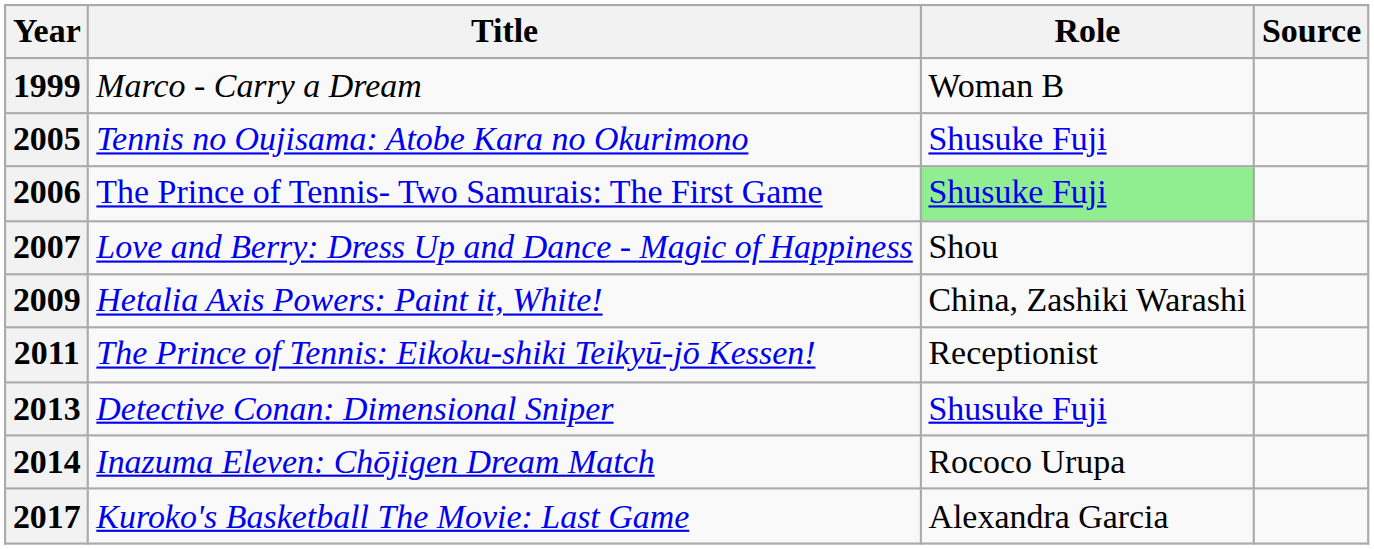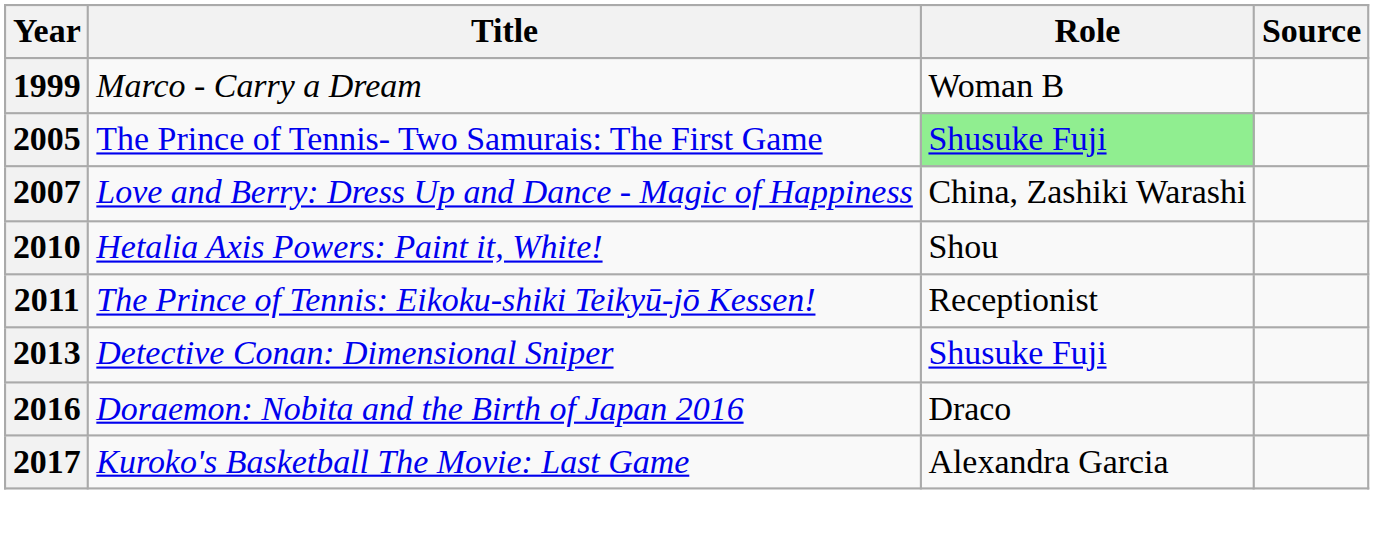- row: (422, 138)
(47, 192) 2006 -> (47, 138) 2005
(963, 246) Shou -> (1087, 192) China, Zashiki Warashi
(47, 300) 2009 -> (47, 246) 2010
(1087, 300) China, Zashiki Warashi -> (963, 246) Shou
- row: (375, 461)
+ row: (420, 407)
